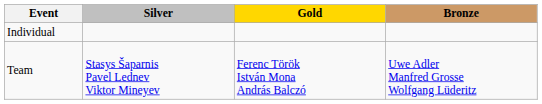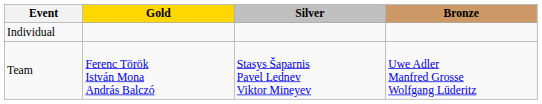columns swapped: (310, 13) <-> (158, 13)
